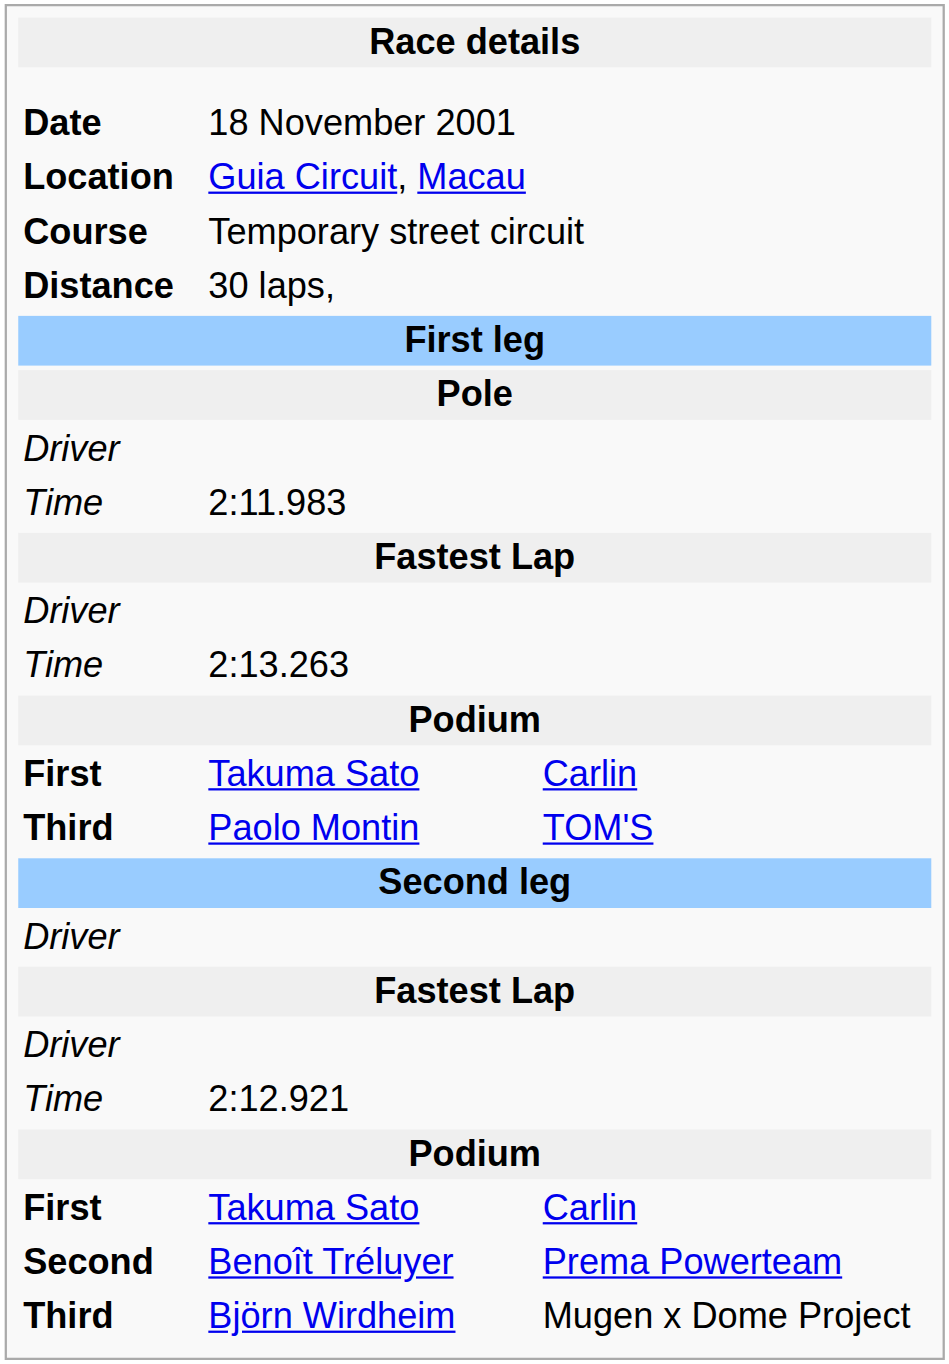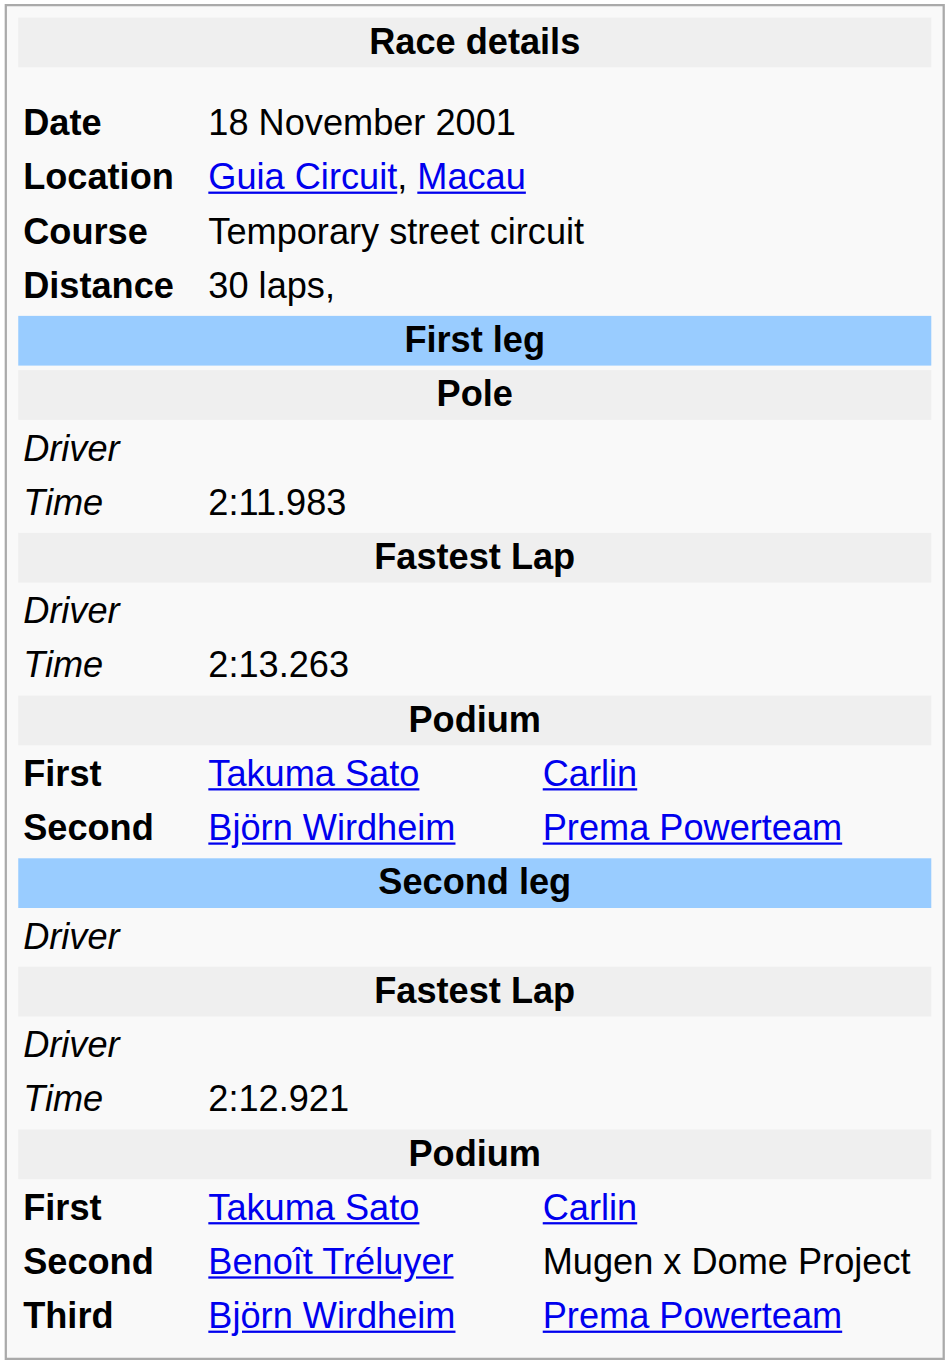+ row: (88, 828)
- row: (68, 828)
(692, 1262) Prema Powerteam -> (727, 1262) Mugen x Dome Project
(727, 1316) Mugen x Dome Project -> (692, 1316) Prema Powerteam
